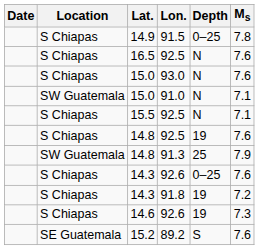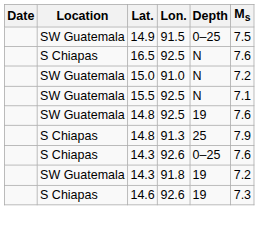(69, 36) S Chiapas -> (82, 36) SW Guatemala
(242, 36) 7.8 -> (242, 36) 7.5
- row: (143, 76)
(242, 96) 7.1 -> (242, 76) 7.2
(69, 115) S Chiapas -> (82, 96) SW Guatemala
(69, 135) S Chiapas -> (82, 115) SW Guatemala
(82, 155) SW Guatemala -> (69, 135) S Chiapas
(69, 195) S Chiapas -> (82, 175) SW Guatemala
- row: (143, 234)
